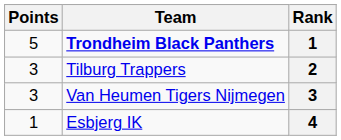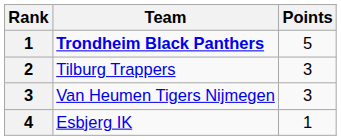columns swapped: (313, 17) <-> (33, 17)
